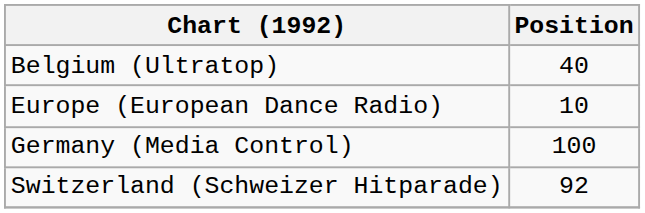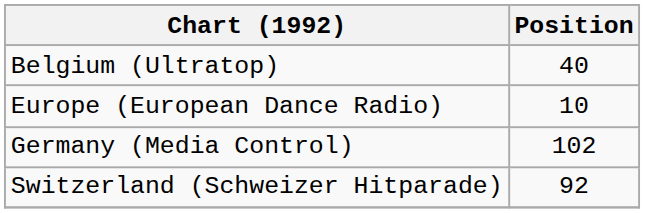(574, 147) 100 -> (574, 147) 102
